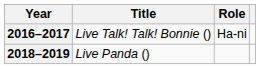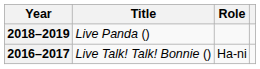rows swapped: (39, 34) <-> (39, 53)
